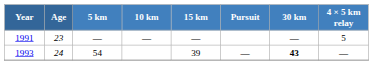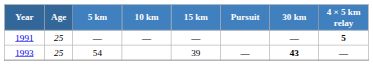(59, 38) 23 -> (59, 38) 25
(344, 38) normal -> (344, 38) bold
(59, 53) 24 -> (59, 53) 25
